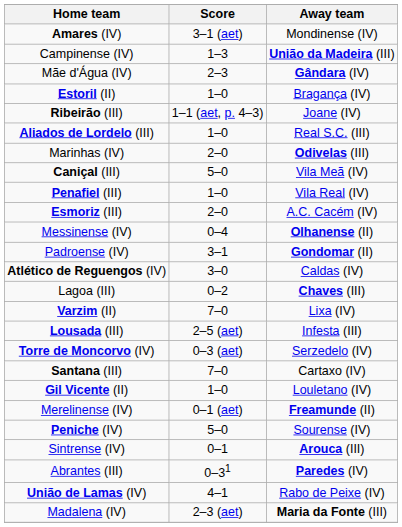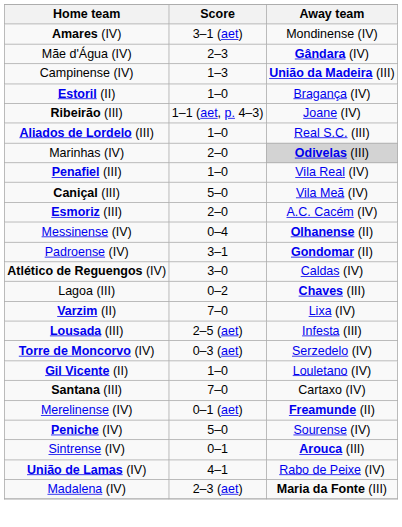rows swapped: (87, 53) <-> (87, 73)
(332, 152) no background -> (332, 152) lightgrey background
rows swapped: (87, 172) <-> (87, 192)
rows swapped: (87, 370) <-> (87, 390)
- row: (87, 471)
